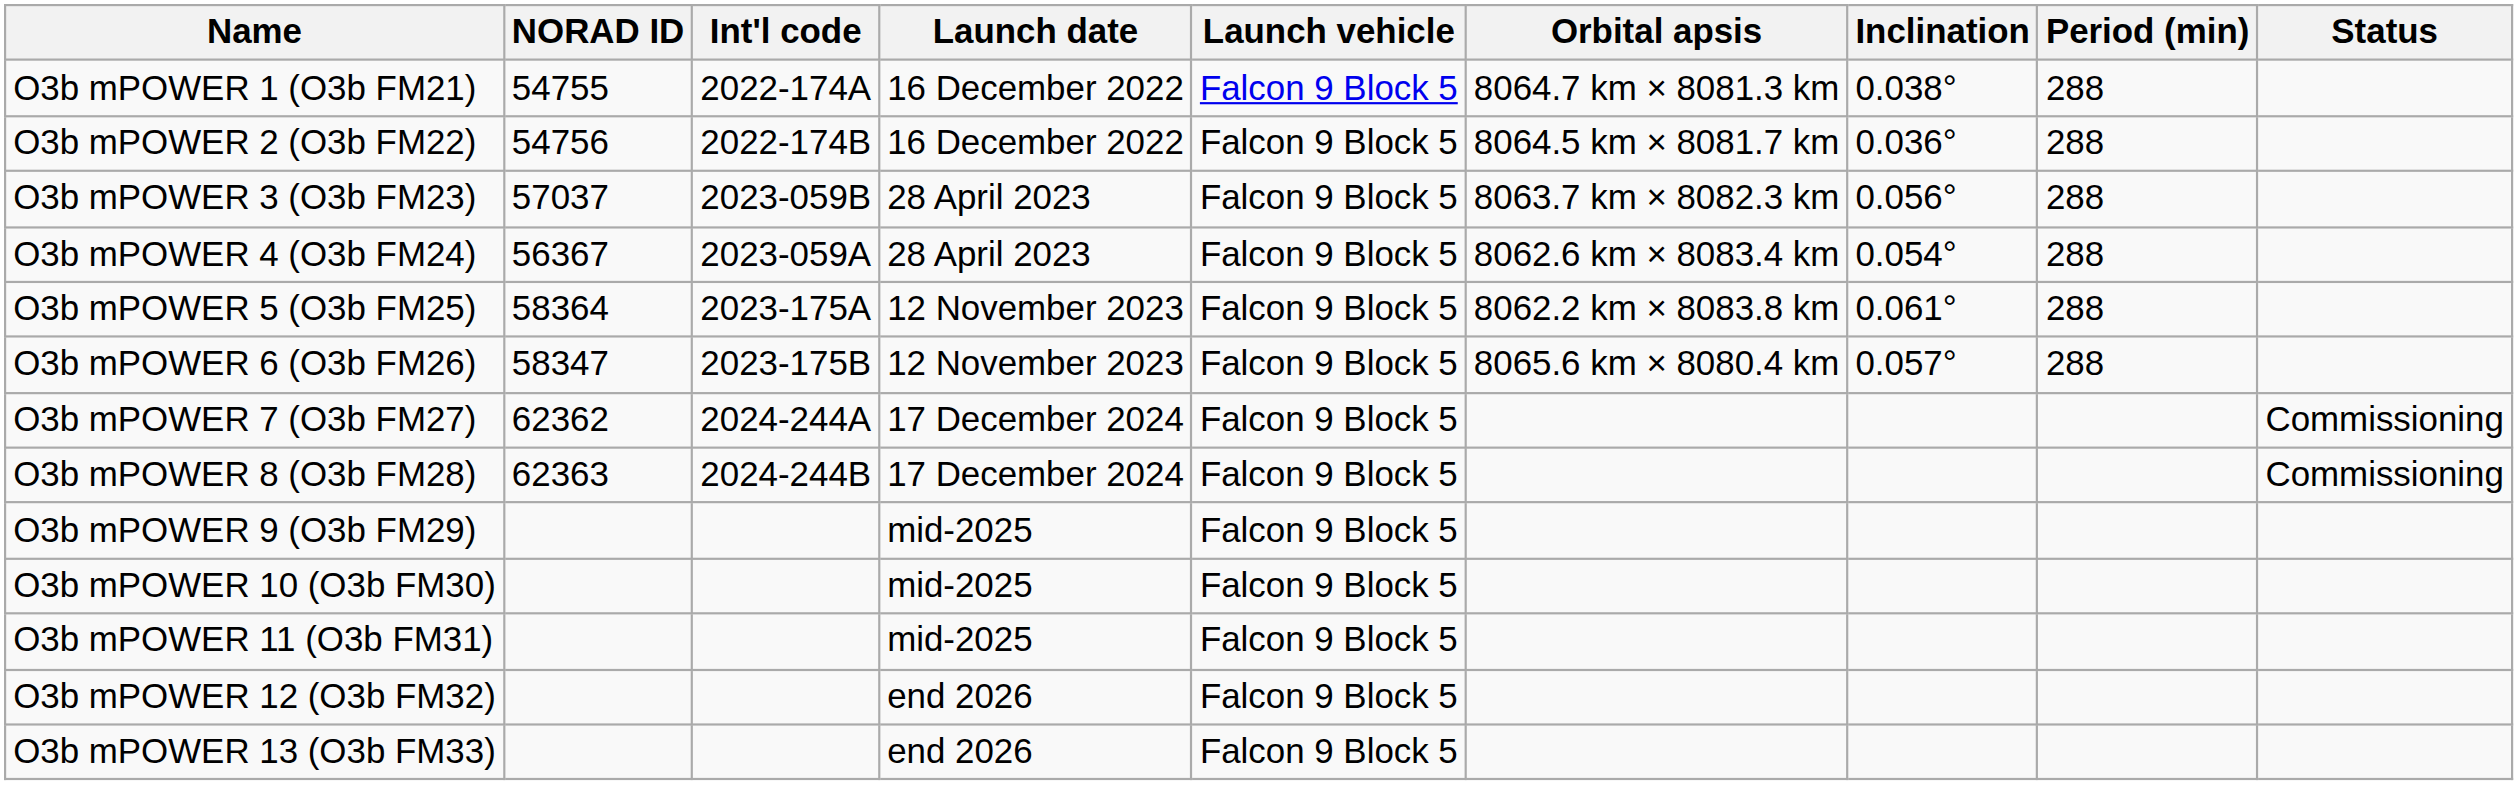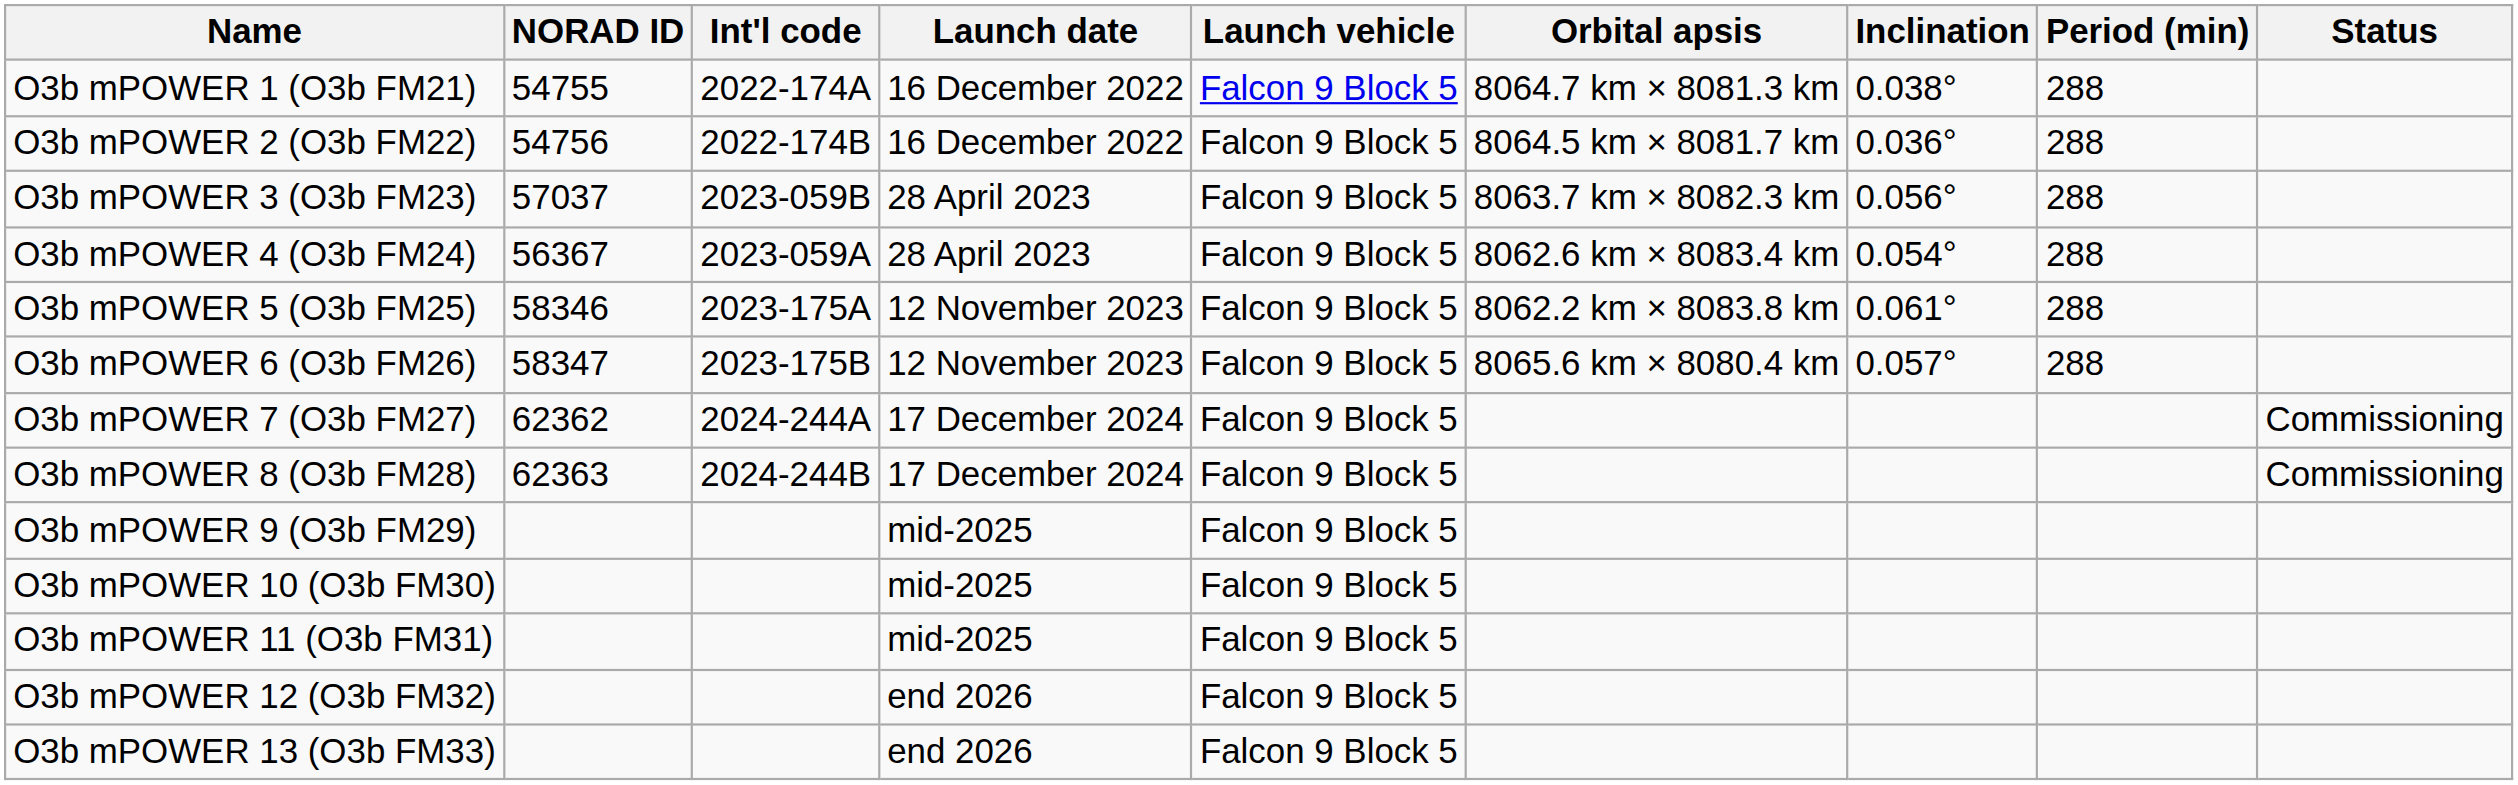(560, 308) 58364 -> (560, 308) 58346
